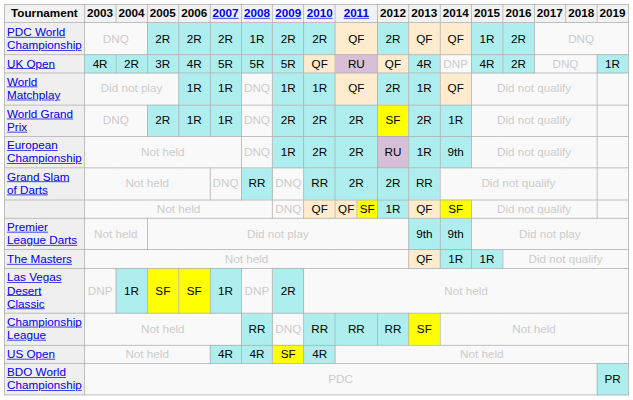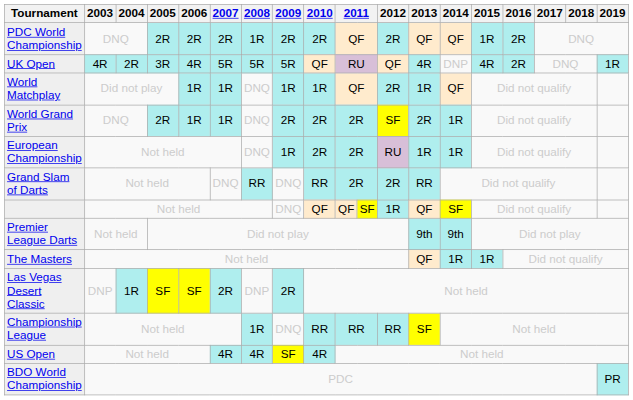(456, 152) 9th -> (456, 152) 1R
(226, 290) 1R -> (226, 290) 2R
(257, 329) RR -> (257, 329) 1R
